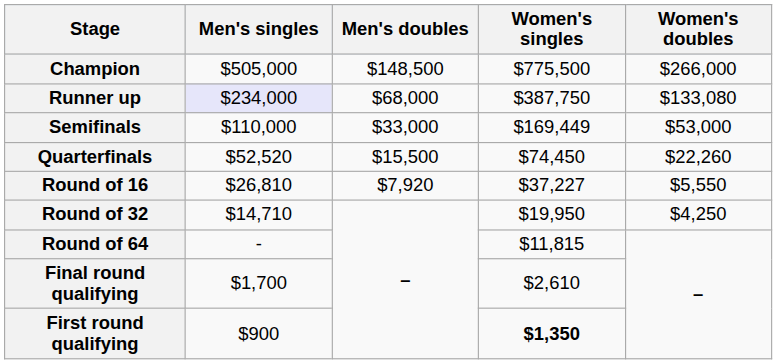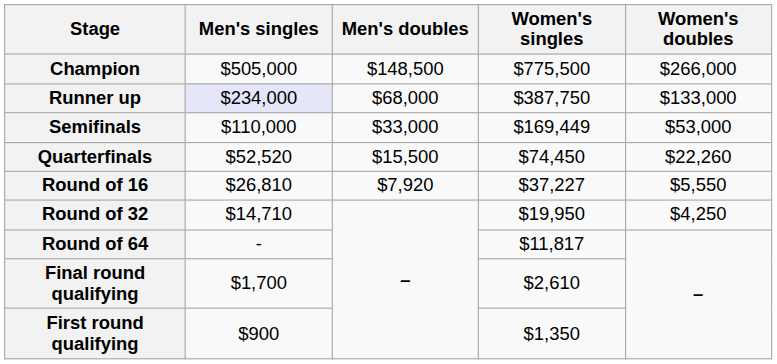(698, 98) $133,080 -> (698, 98) $133,000
(552, 244) $11,815 -> (552, 244) $11,817
(552, 333) bold -> (552, 333) normal
